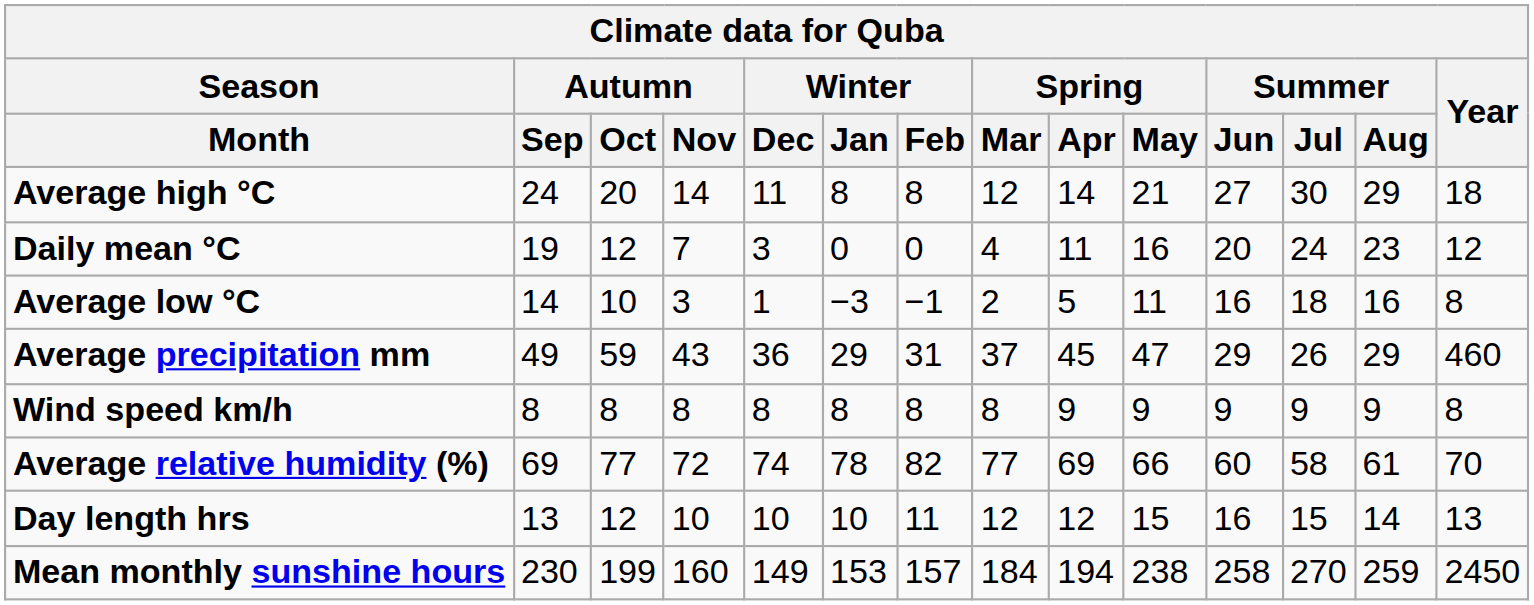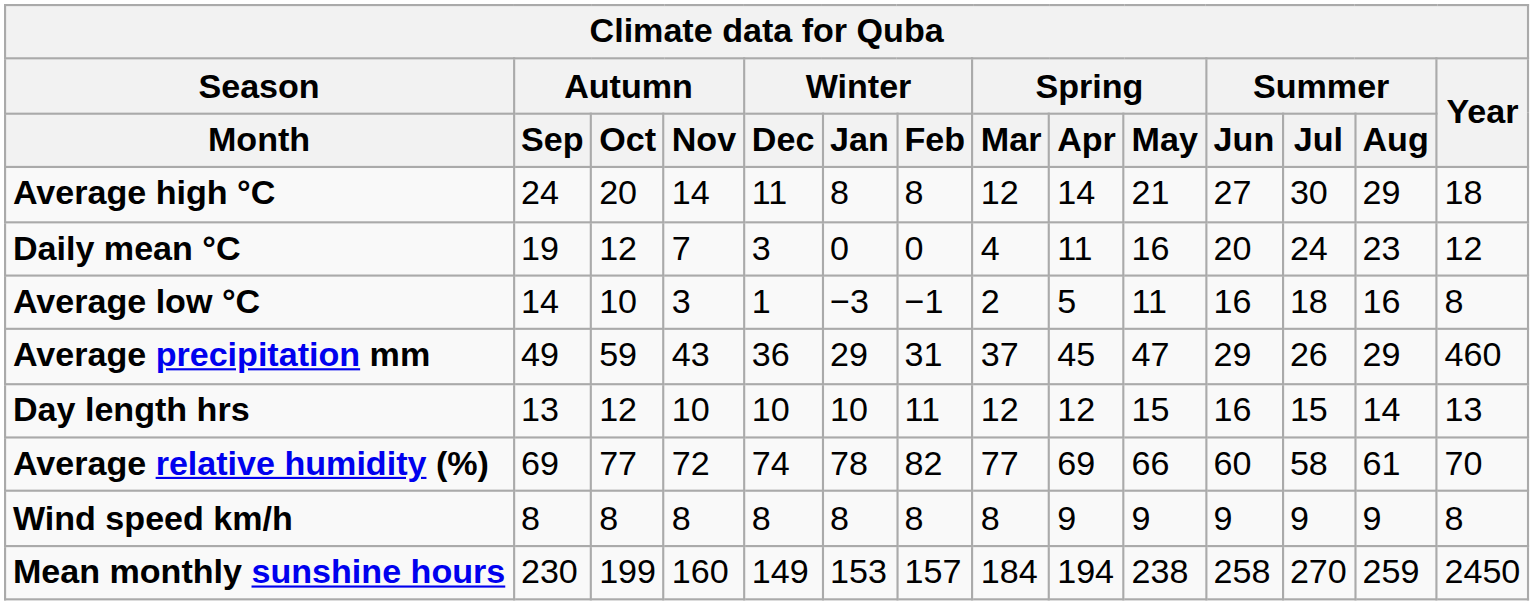rows swapped: (131, 517) <-> (153, 409)
